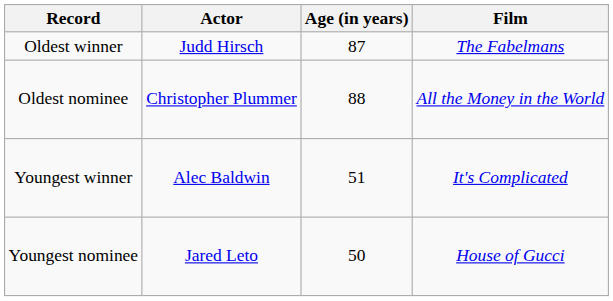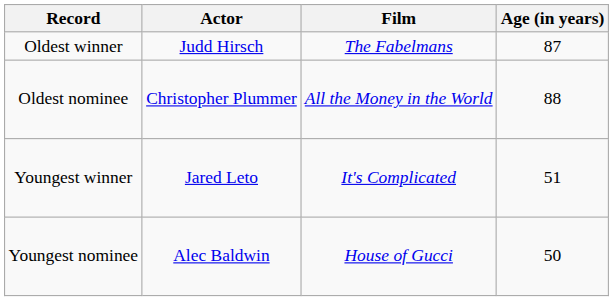columns swapped: (510, 18) <-> (357, 18)
(221, 177) Alec Baldwin -> (221, 177) Jared Leto
(221, 256) Jared Leto -> (221, 256) Alec Baldwin
